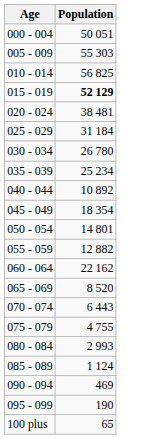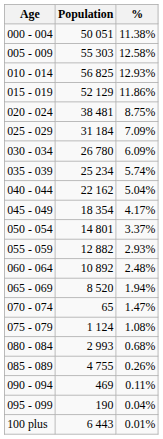+ column: (137, 14)
(97, 92) bold -> (97, 92) normal
(97, 190) 10 892 -> (97, 190) 22 162
(97, 268) 22 162 -> (97, 268) 10 892
(100, 307) 6 443 -> (107, 307) 65
(100, 327) 4 755 -> (100, 327) 1 124
(100, 366) 1 124 -> (100, 366) 4 755
(107, 424) 65 -> (100, 424) 6 443
